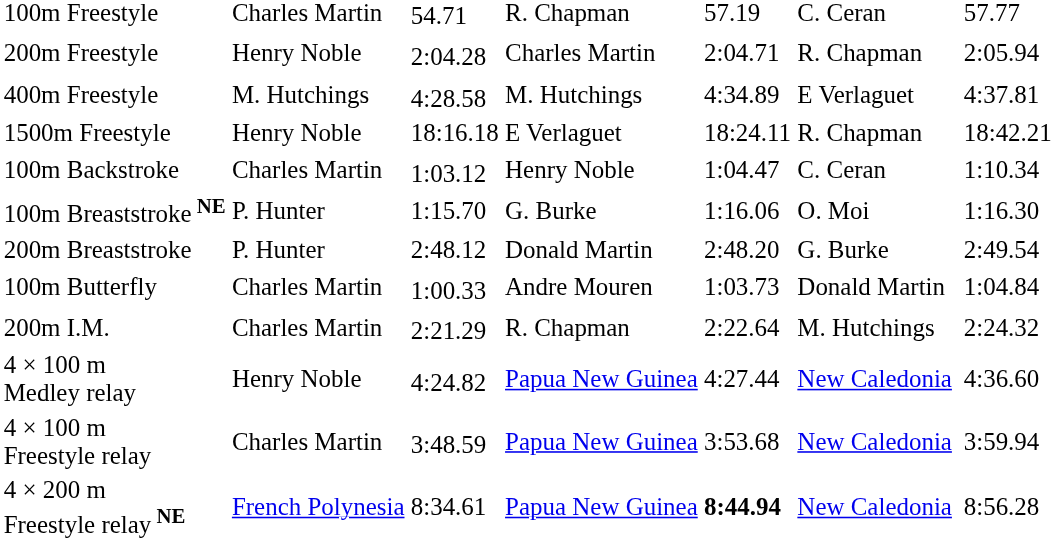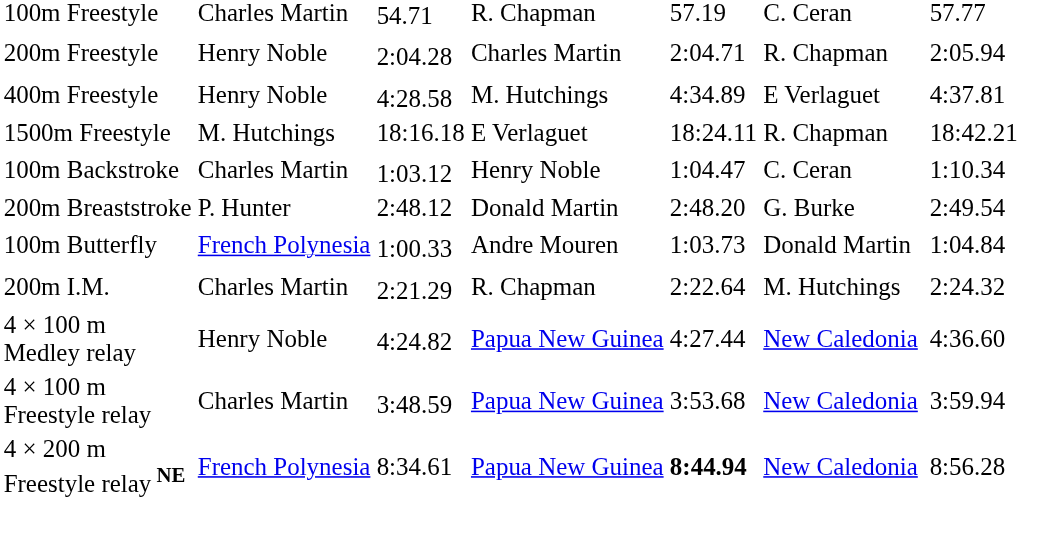(307, 94) M. Hutchings -> (269, 94) Henry Noble
(303, 132) Henry Noble -> (273, 132) M. Hutchings
- row: (115, 211)
(313, 286) Charles Martin -> (284, 245) French Polynesia
